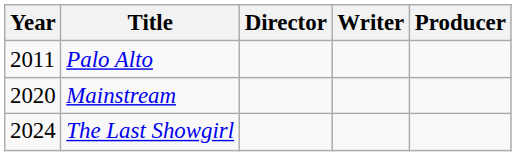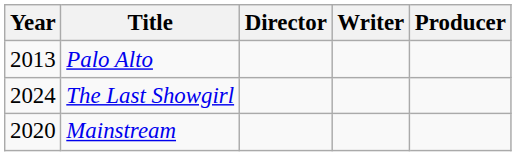(32, 58) 2011 -> (33, 58) 2013
rows swapped: (121, 95) <-> (150, 131)
